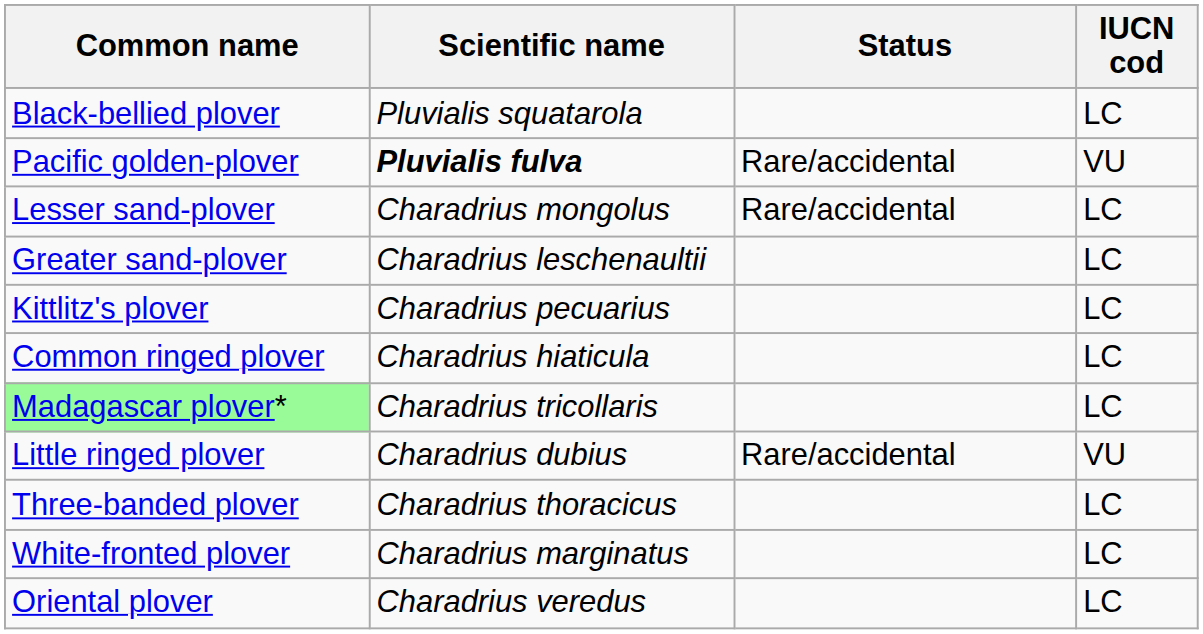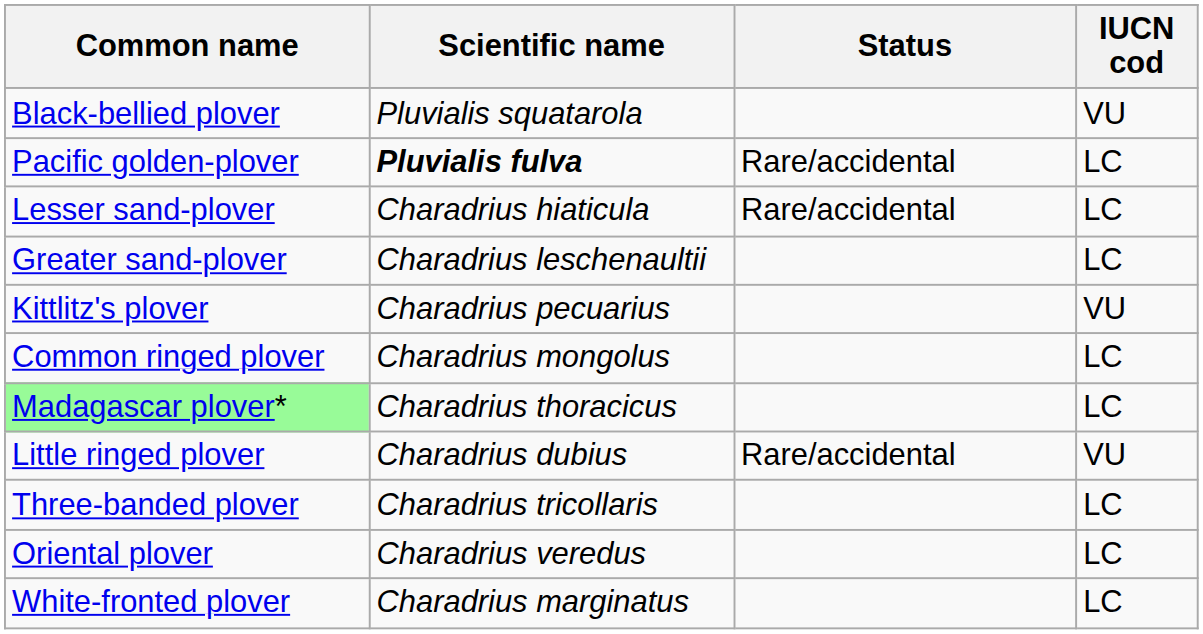(1103, 112) LC -> (1105, 112) VU
(1105, 161) VU -> (1103, 161) LC
(523, 210) Charadrius mongolus -> (513, 210) Charadrius hiaticula
(1103, 308) LC -> (1105, 308) VU
(513, 357) Charadrius hiaticula -> (523, 357) Charadrius mongolus
(517, 406) Charadrius tricollaris -> (527, 406) Charadrius thoracicus
(527, 504) Charadrius thoracicus -> (517, 504) Charadrius tricollaris
rows swapped: (151, 553) <-> (112, 602)
